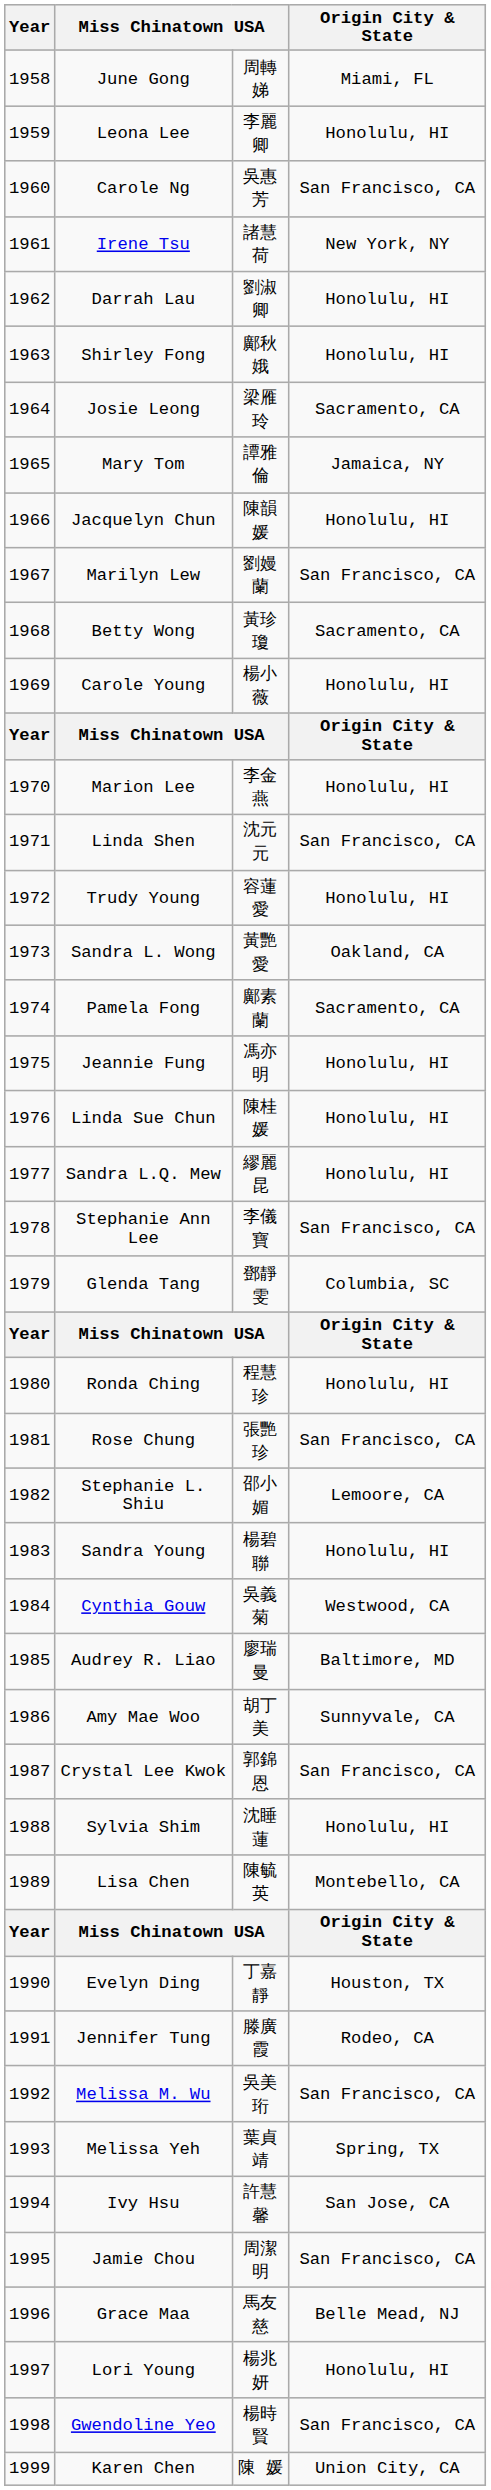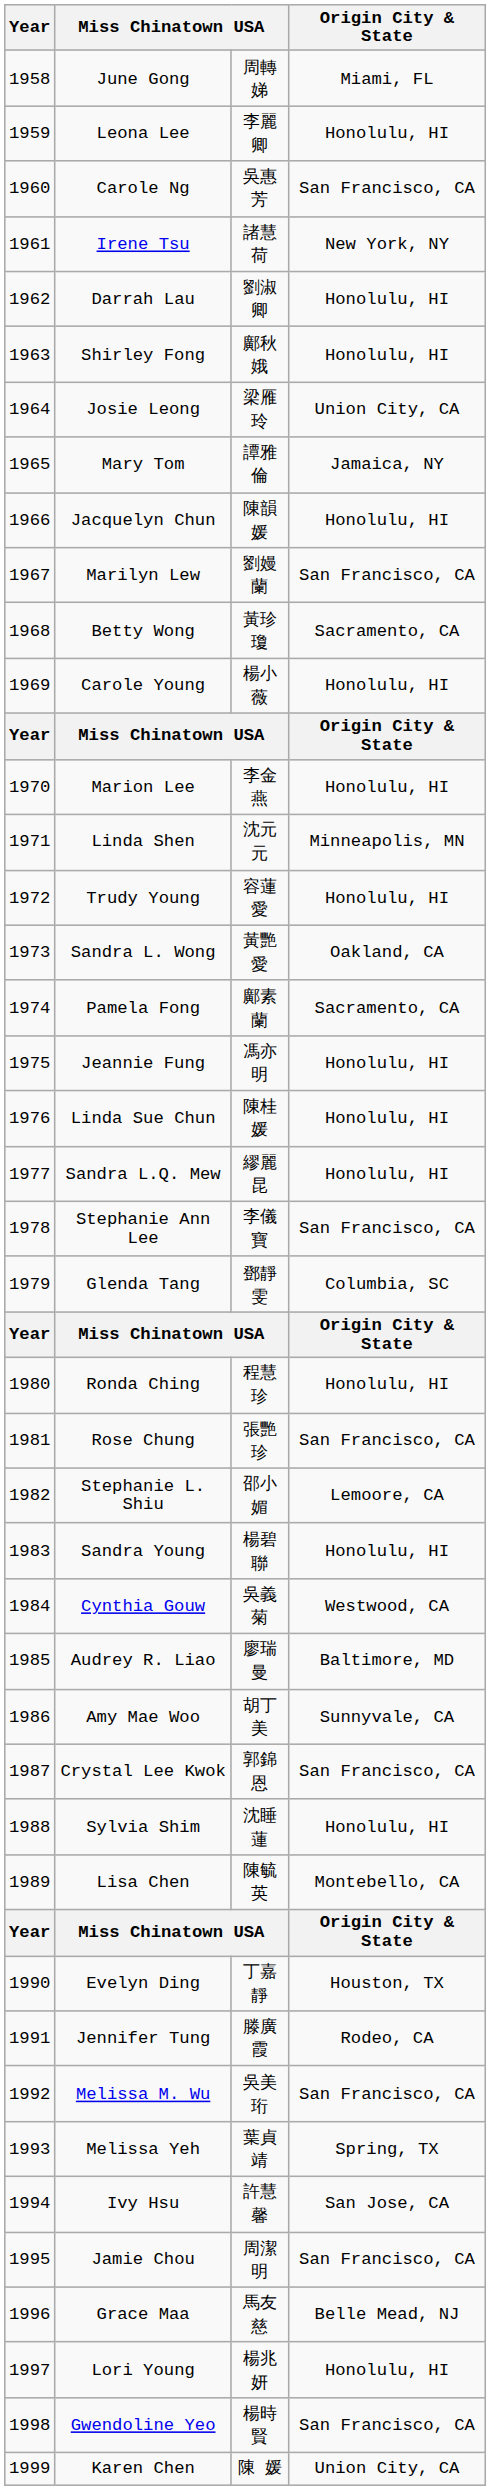(387, 410) Sacramento, CA -> (387, 410) Union City, CA
(387, 842) San Francisco, CA -> (387, 842) Minneapolis, MN
